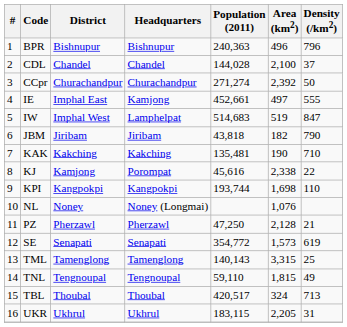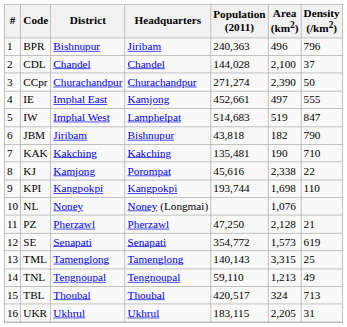(151, 46) Bishnupur -> (144, 46) Jiribam
(283, 82) 2,392 -> (283, 82) 2,390
(144, 135) Jiribam -> (151, 135) Bishnupur
(283, 277) 1,815 -> (283, 277) 1,213
